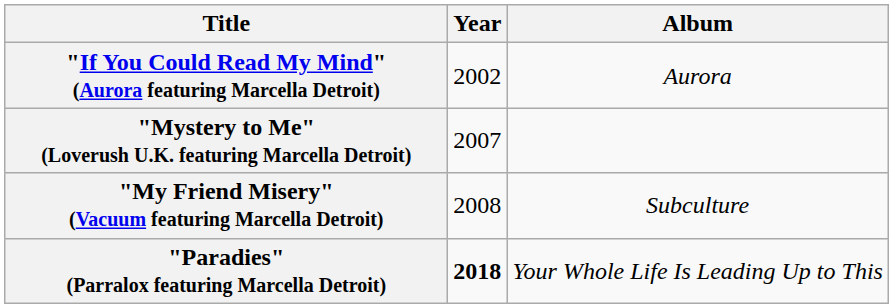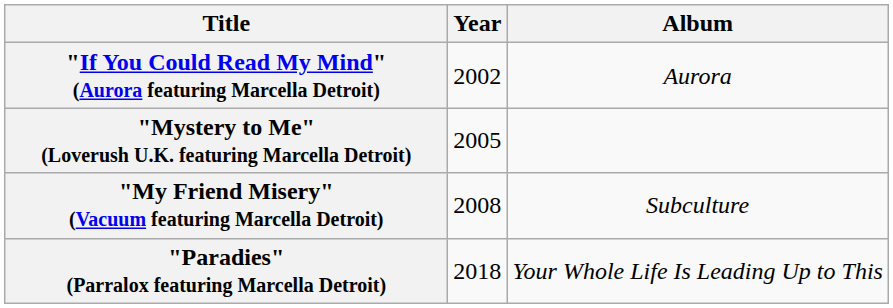(477, 140) 2007 -> (477, 140) 2005
(477, 270) bold -> (477, 270) normal
